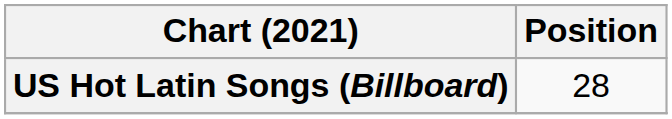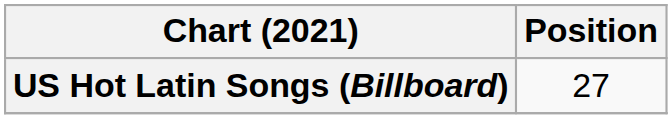(591, 85) 28 -> (591, 85) 27
